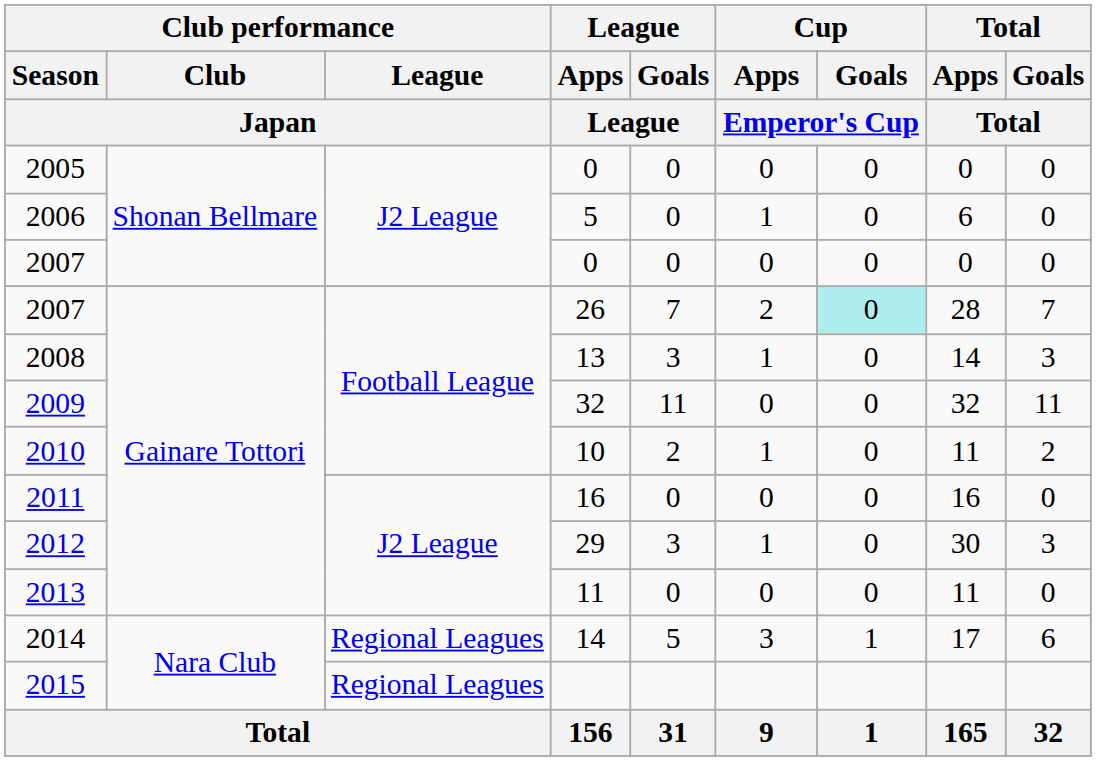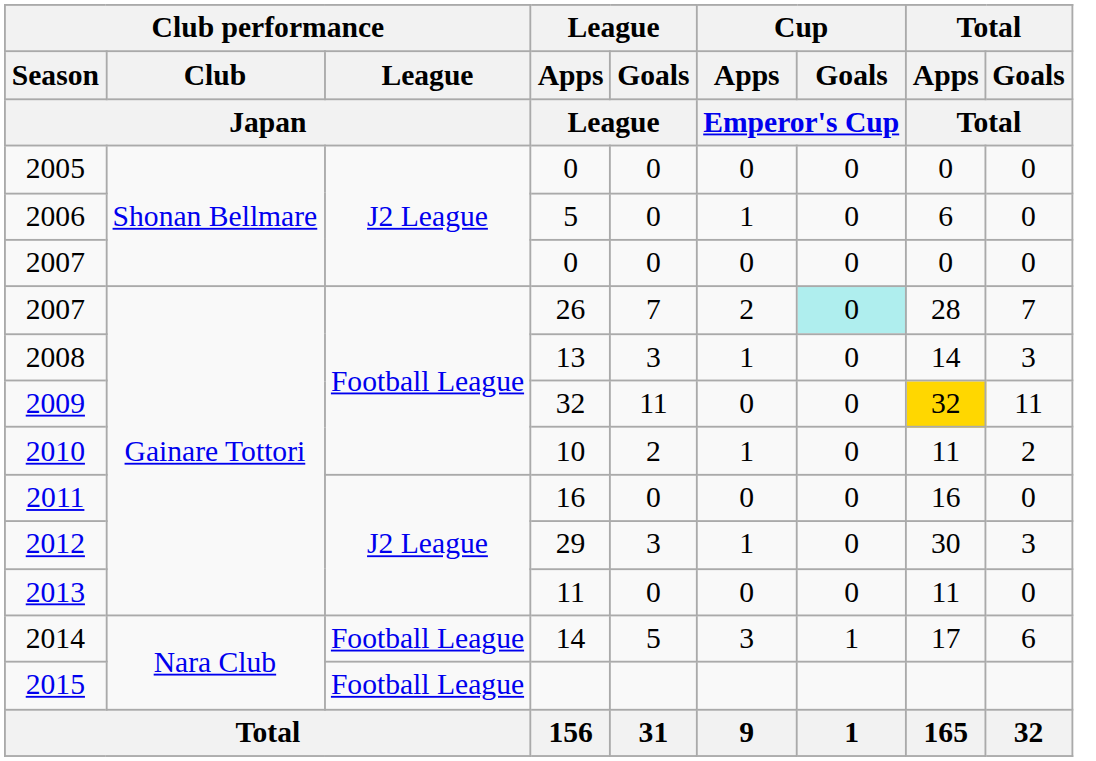(965, 403) no background -> (946, 403) gold background
(437, 638) Regional Leagues -> (427, 638) Football League
(437, 685) Regional Leagues -> (427, 685) Football League
